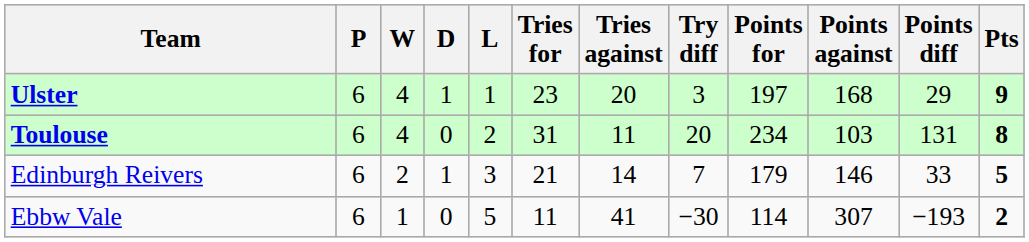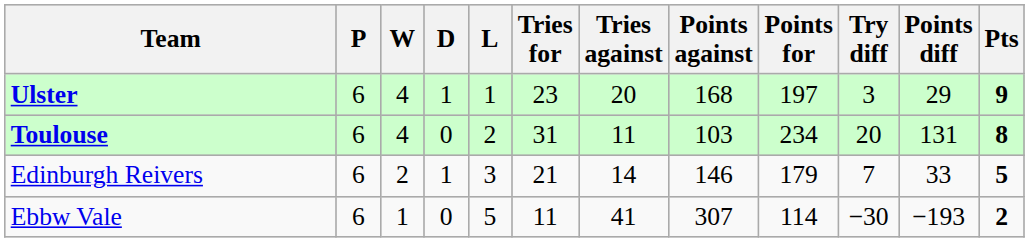columns swapped: (699, 39) <-> (854, 39)
